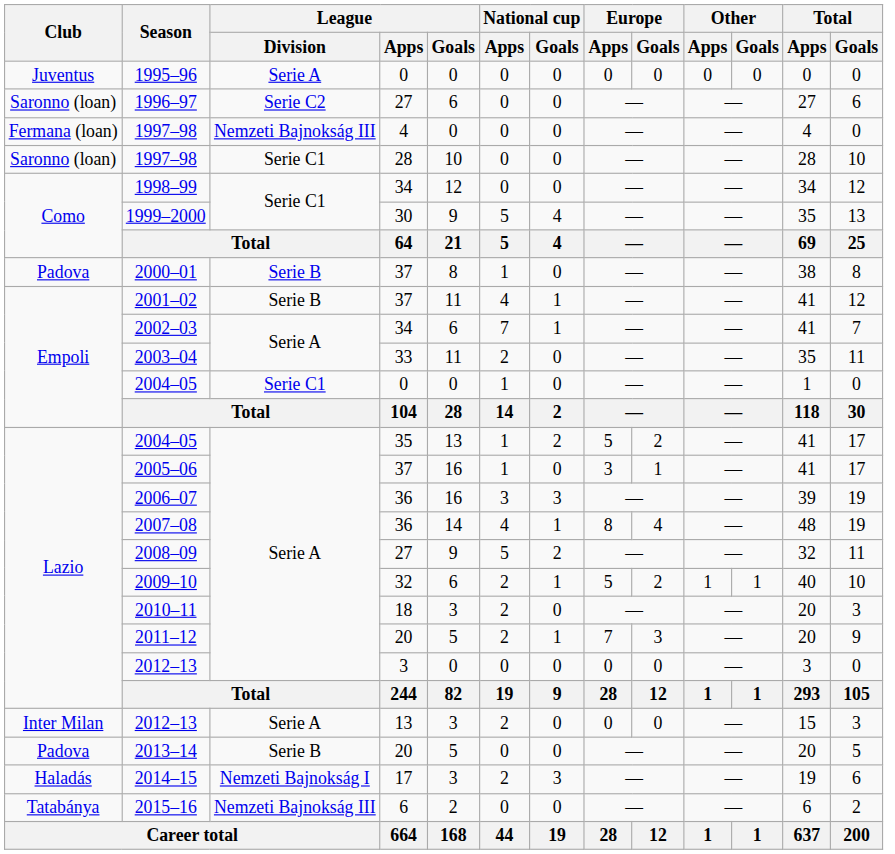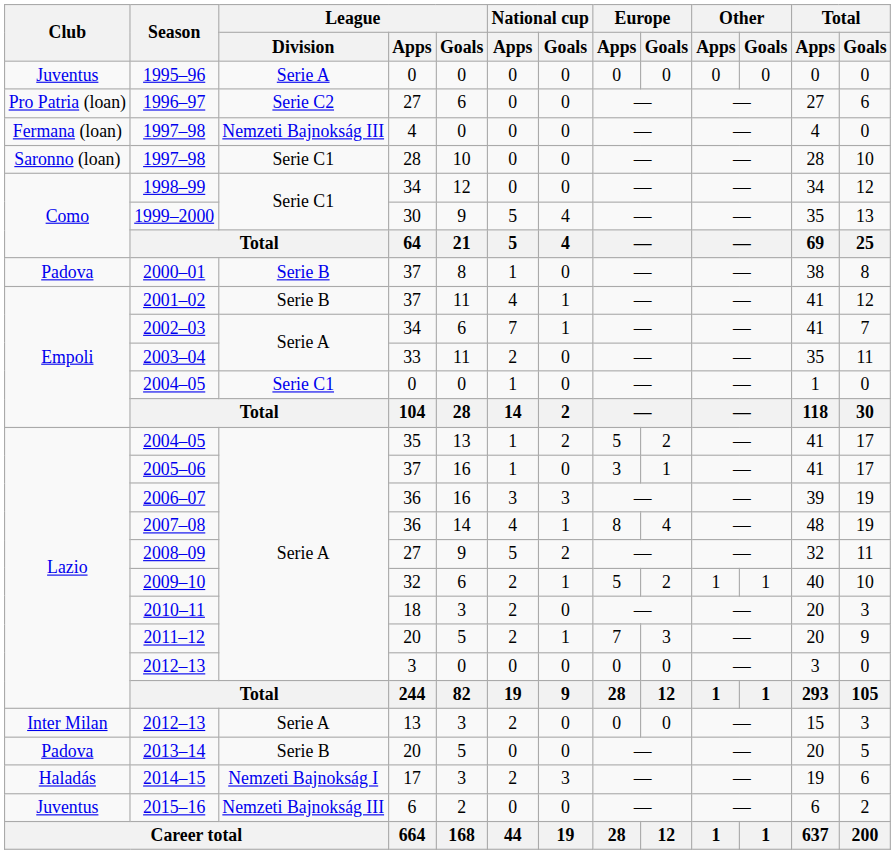(63, 103) Saronno (loan) -> (67, 103) Pro Patria (loan)
(63, 807) Tatabánya -> (67, 807) Juventus
